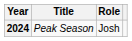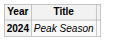- column: (109, 12)
